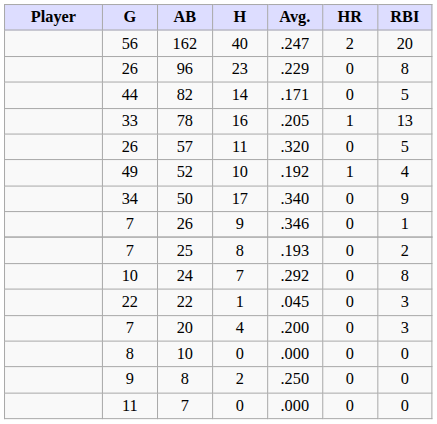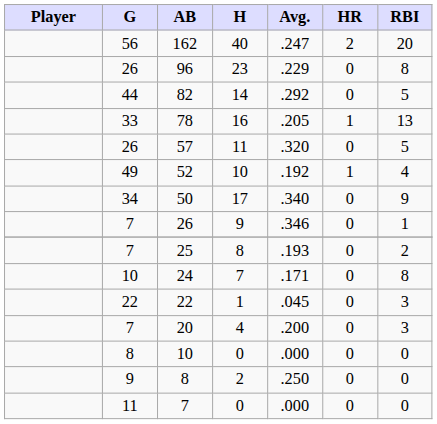(295, 95) .171 -> (295, 95) .292
(295, 276) .292 -> (295, 276) .171
